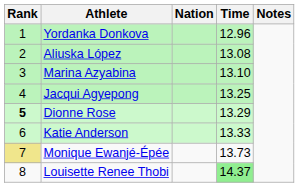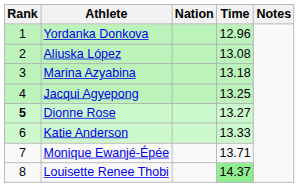(235, 73) 13.10 -> (235, 73) 13.18
(235, 113) 13.29 -> (235, 113) 13.27
(23, 152) khaki background -> (23, 152) no background
(235, 152) 13.73 -> (235, 152) 13.71
